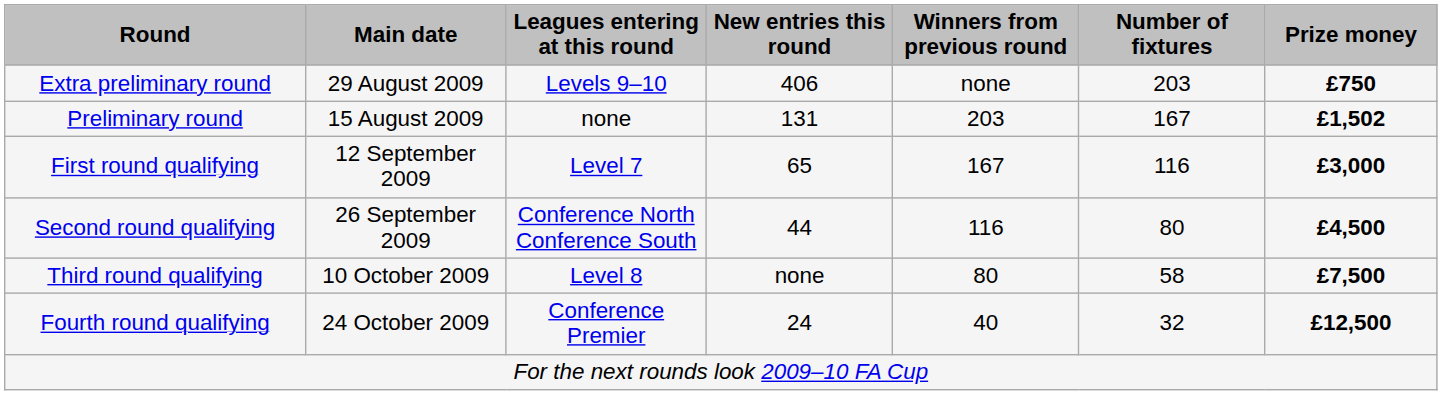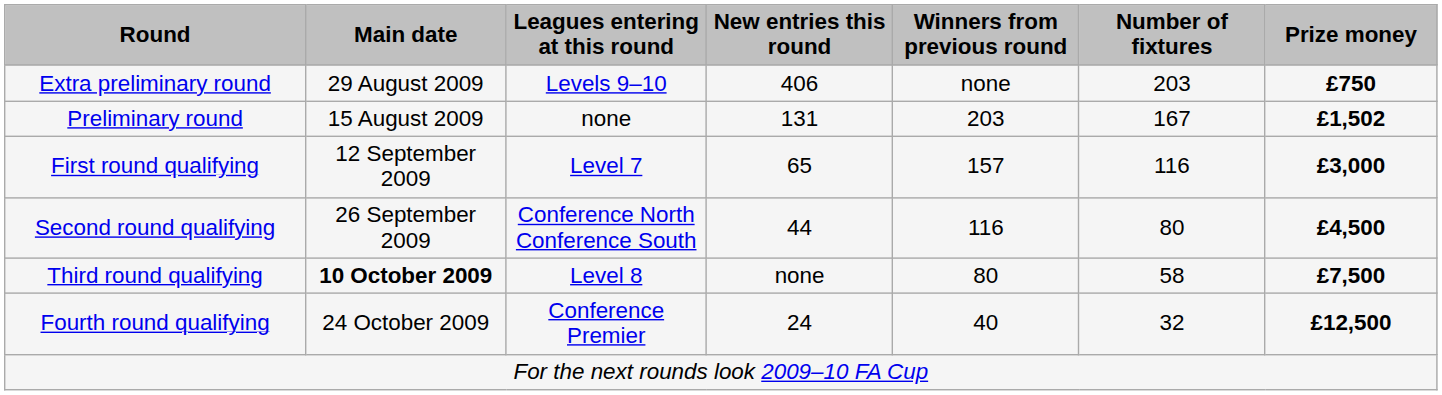(986, 166) 167 -> (986, 166) 157
(406, 275) normal -> (406, 275) bold
